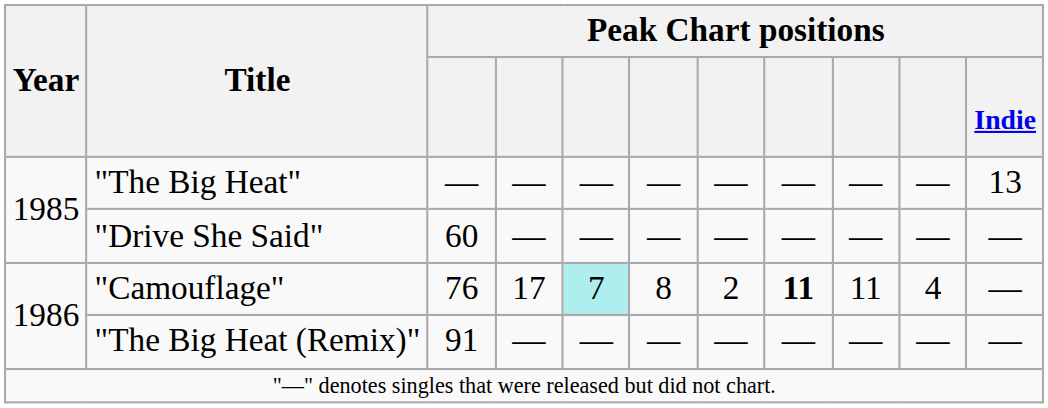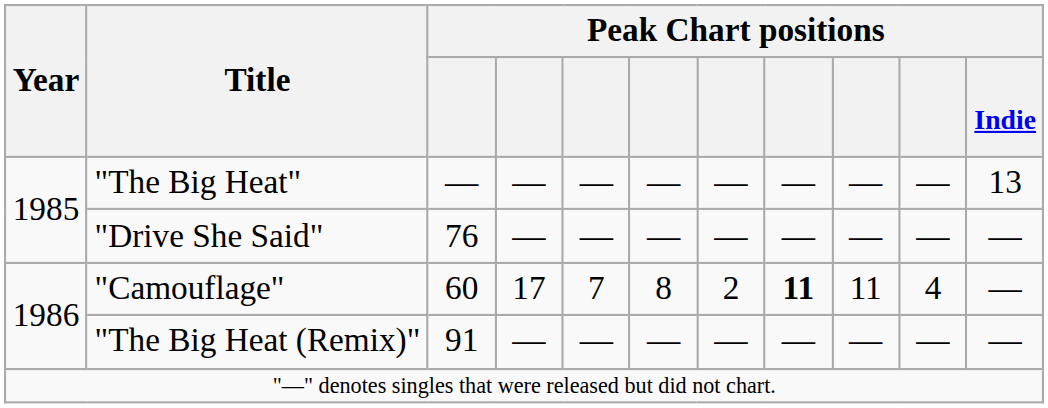(462, 235) 60 -> (462, 235) 76
(462, 288) 76 -> (462, 288) 60
(596, 288) paleturquoise background -> (596, 288) no background
